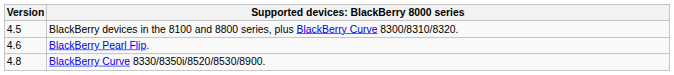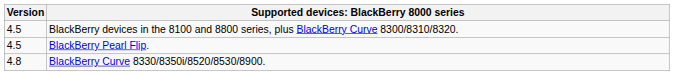(14, 45) 4.6 -> (14, 45) 4.5
